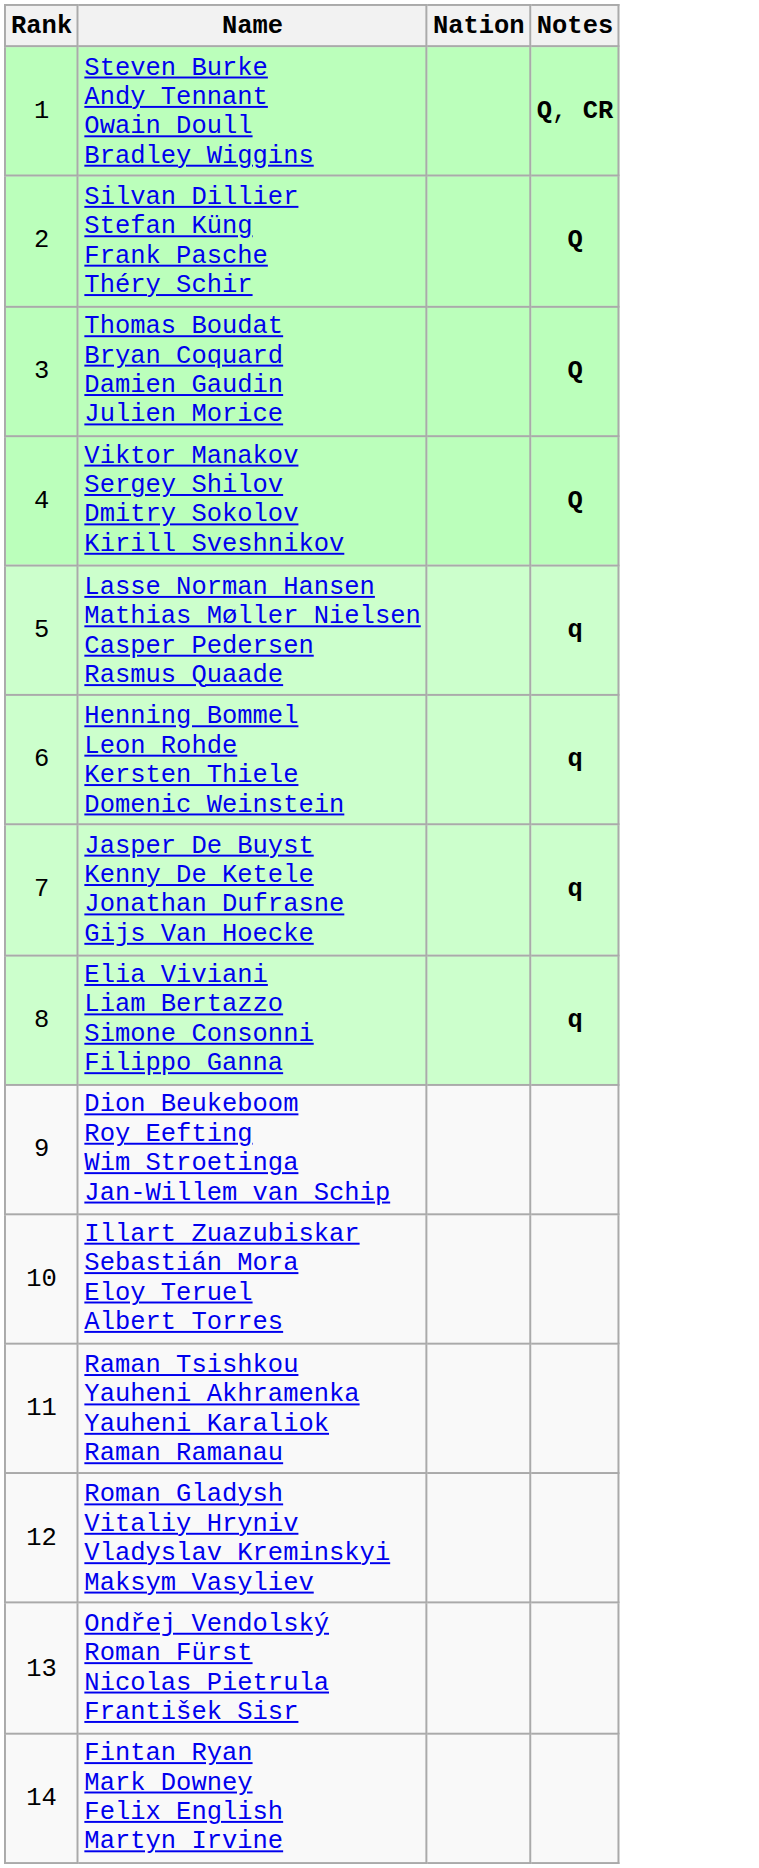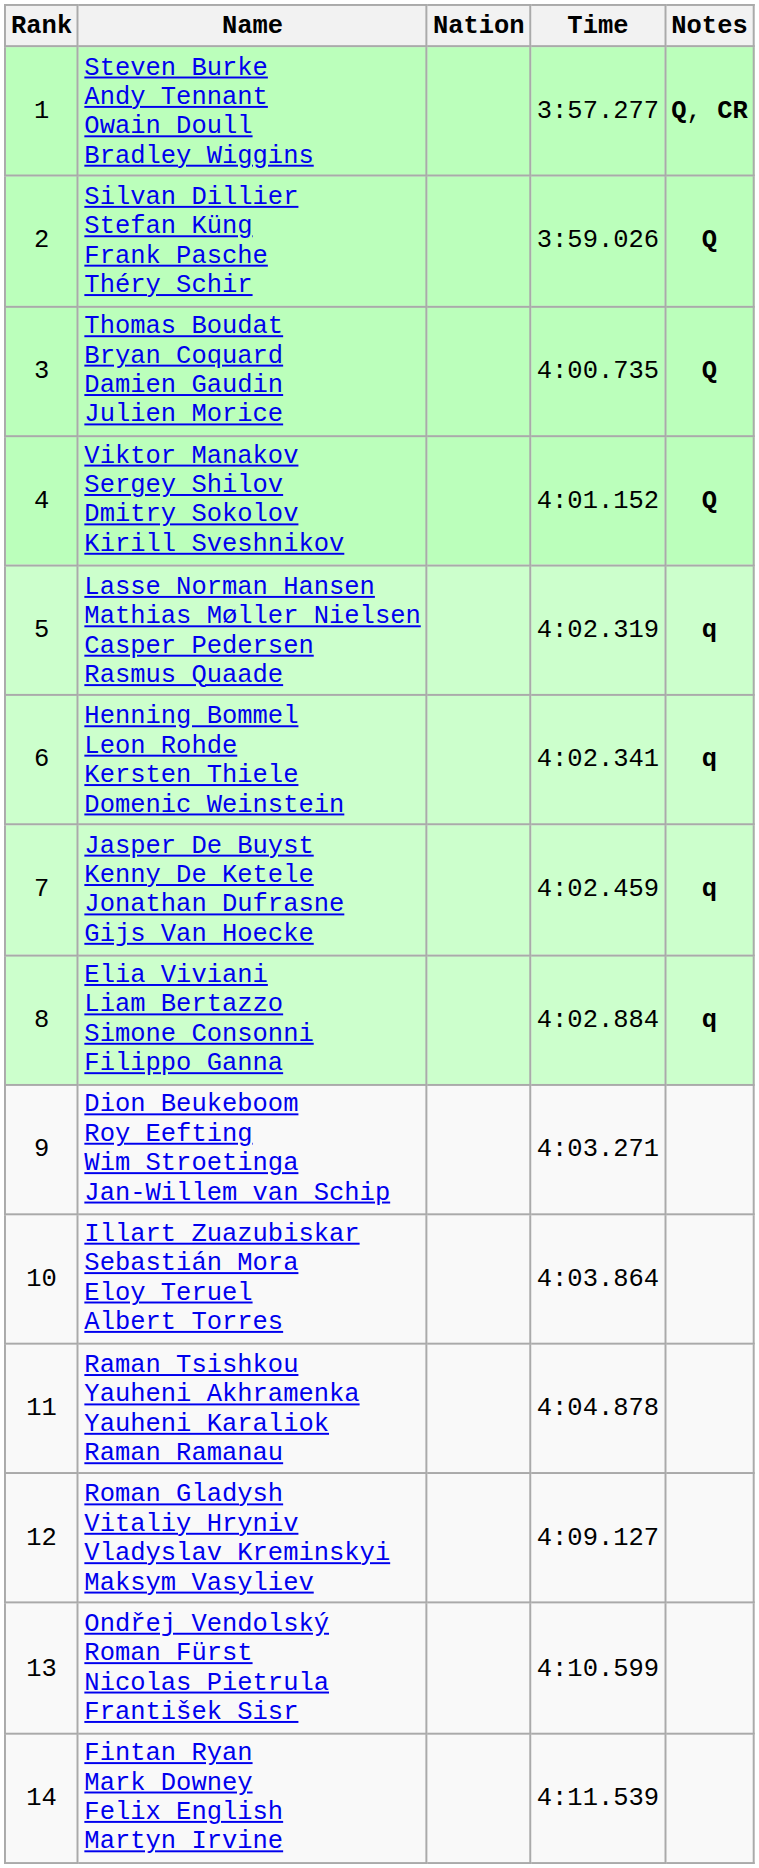+ column: (598, 26)
